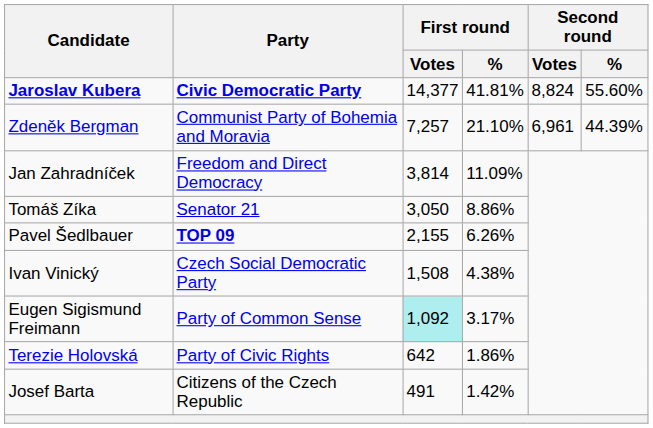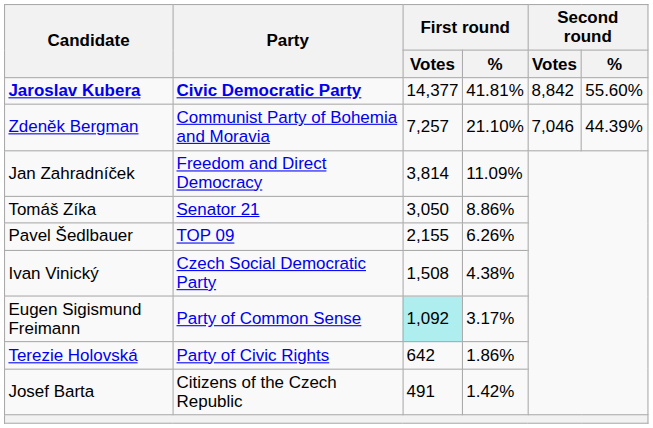(553, 90) 8,824 -> (553, 90) 8,842
(553, 127) 6,961 -> (553, 127) 7,046
(205, 236) bold -> (205, 236) normal
